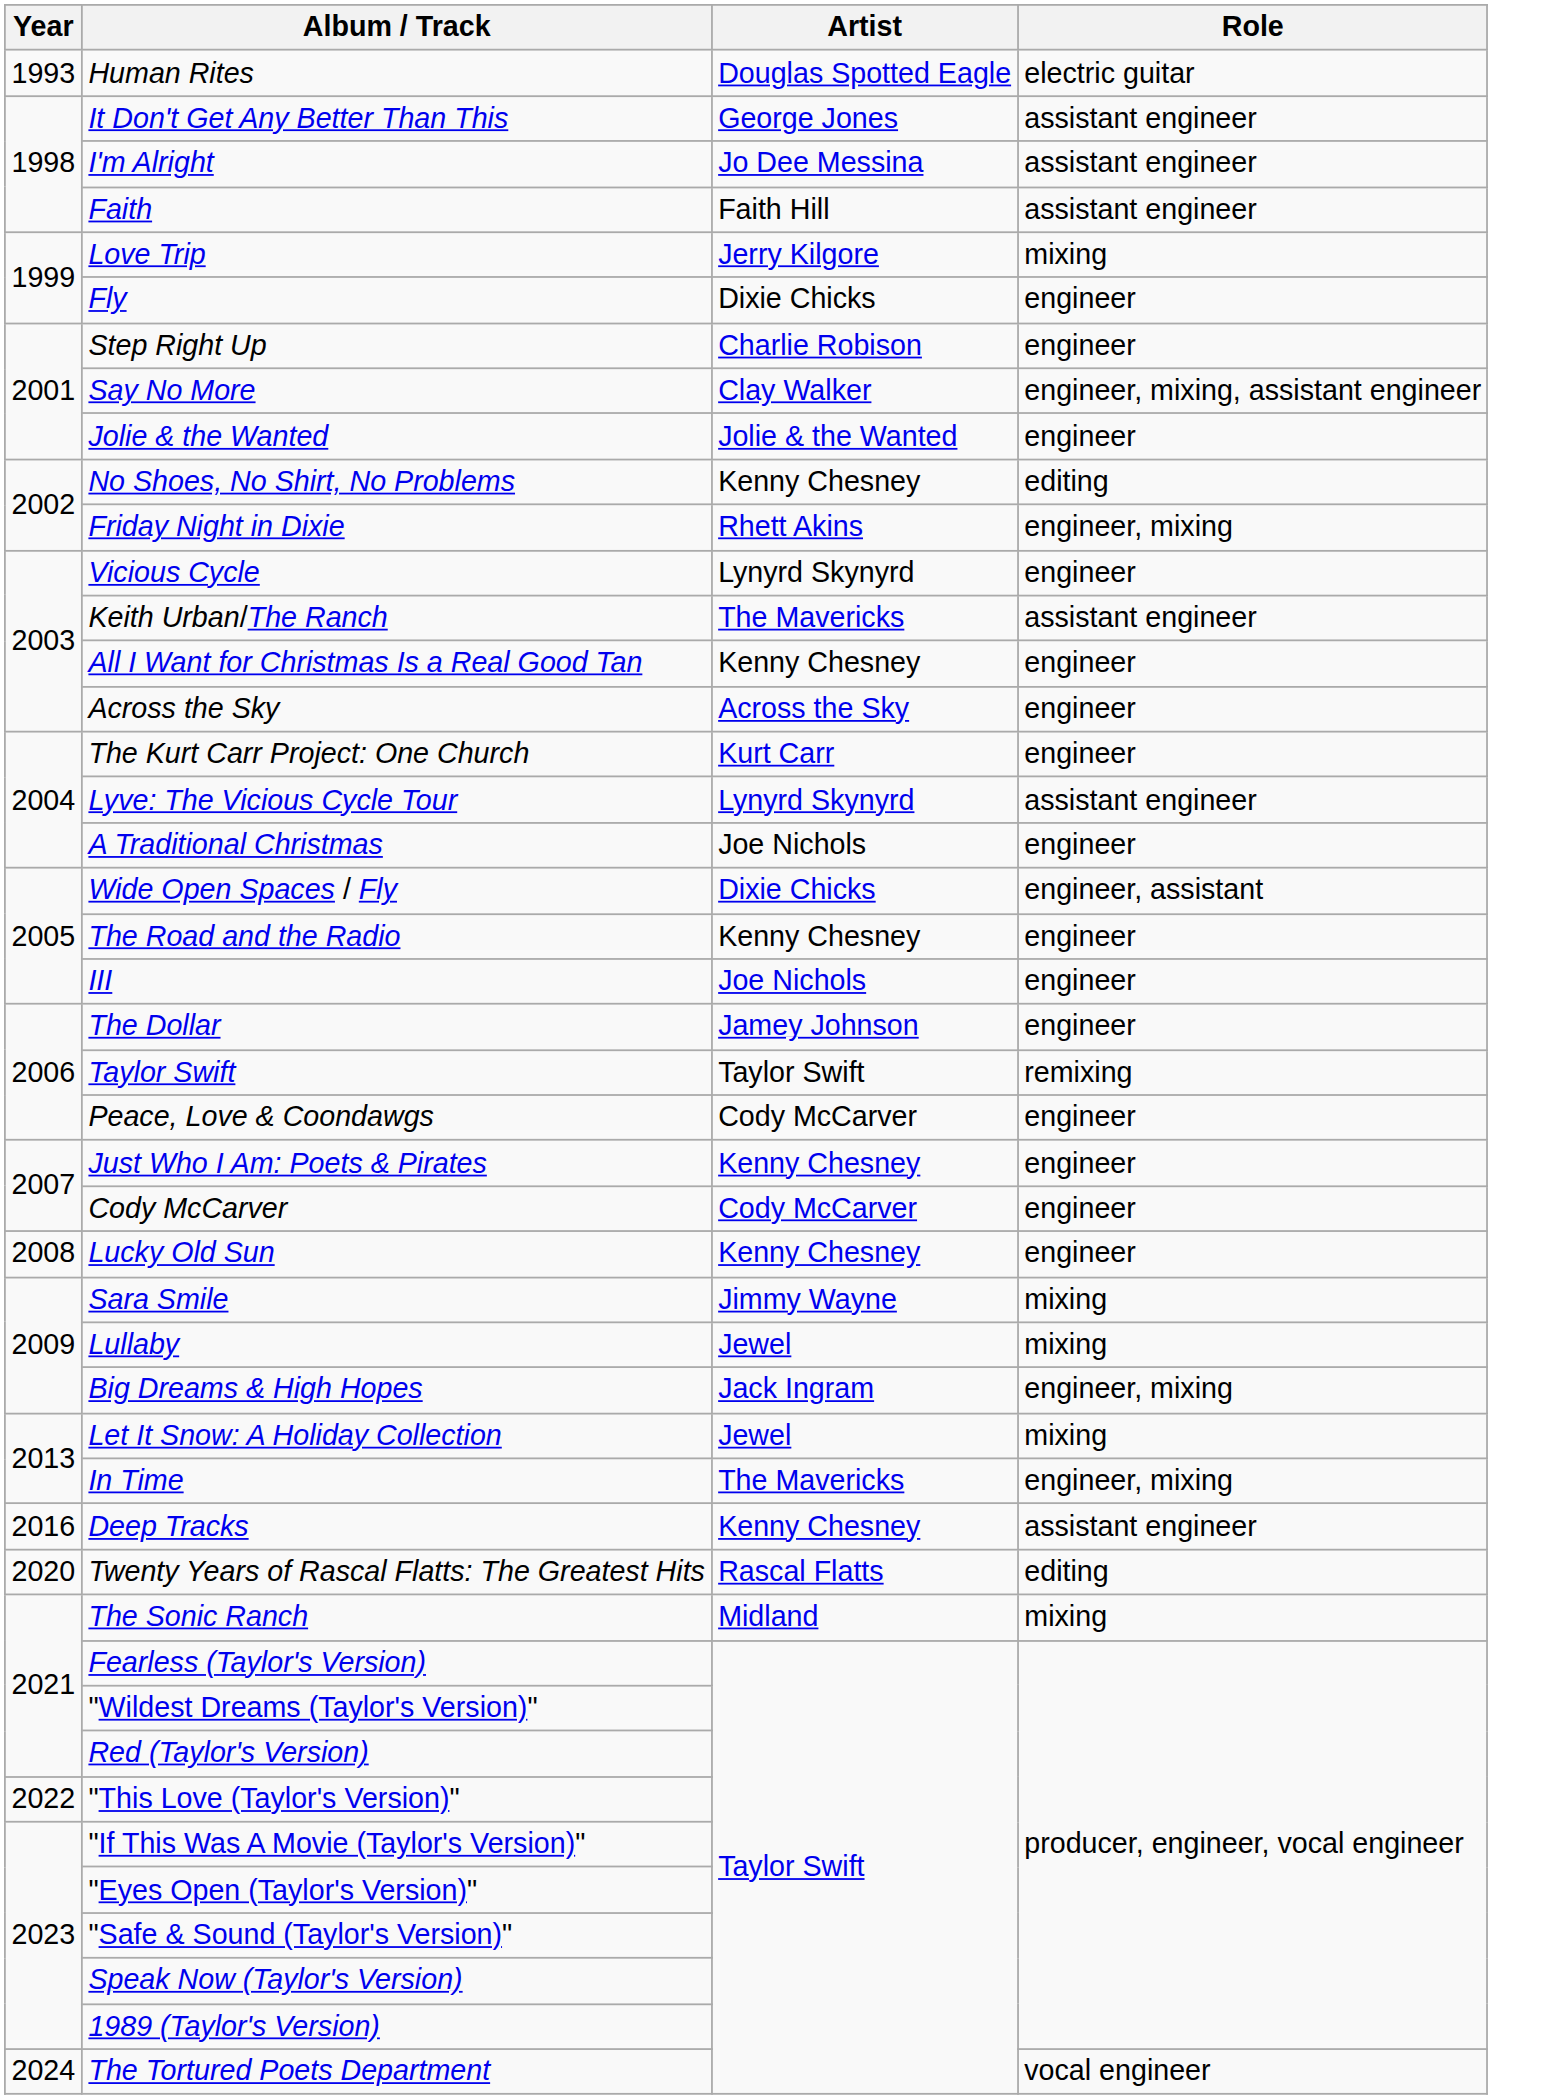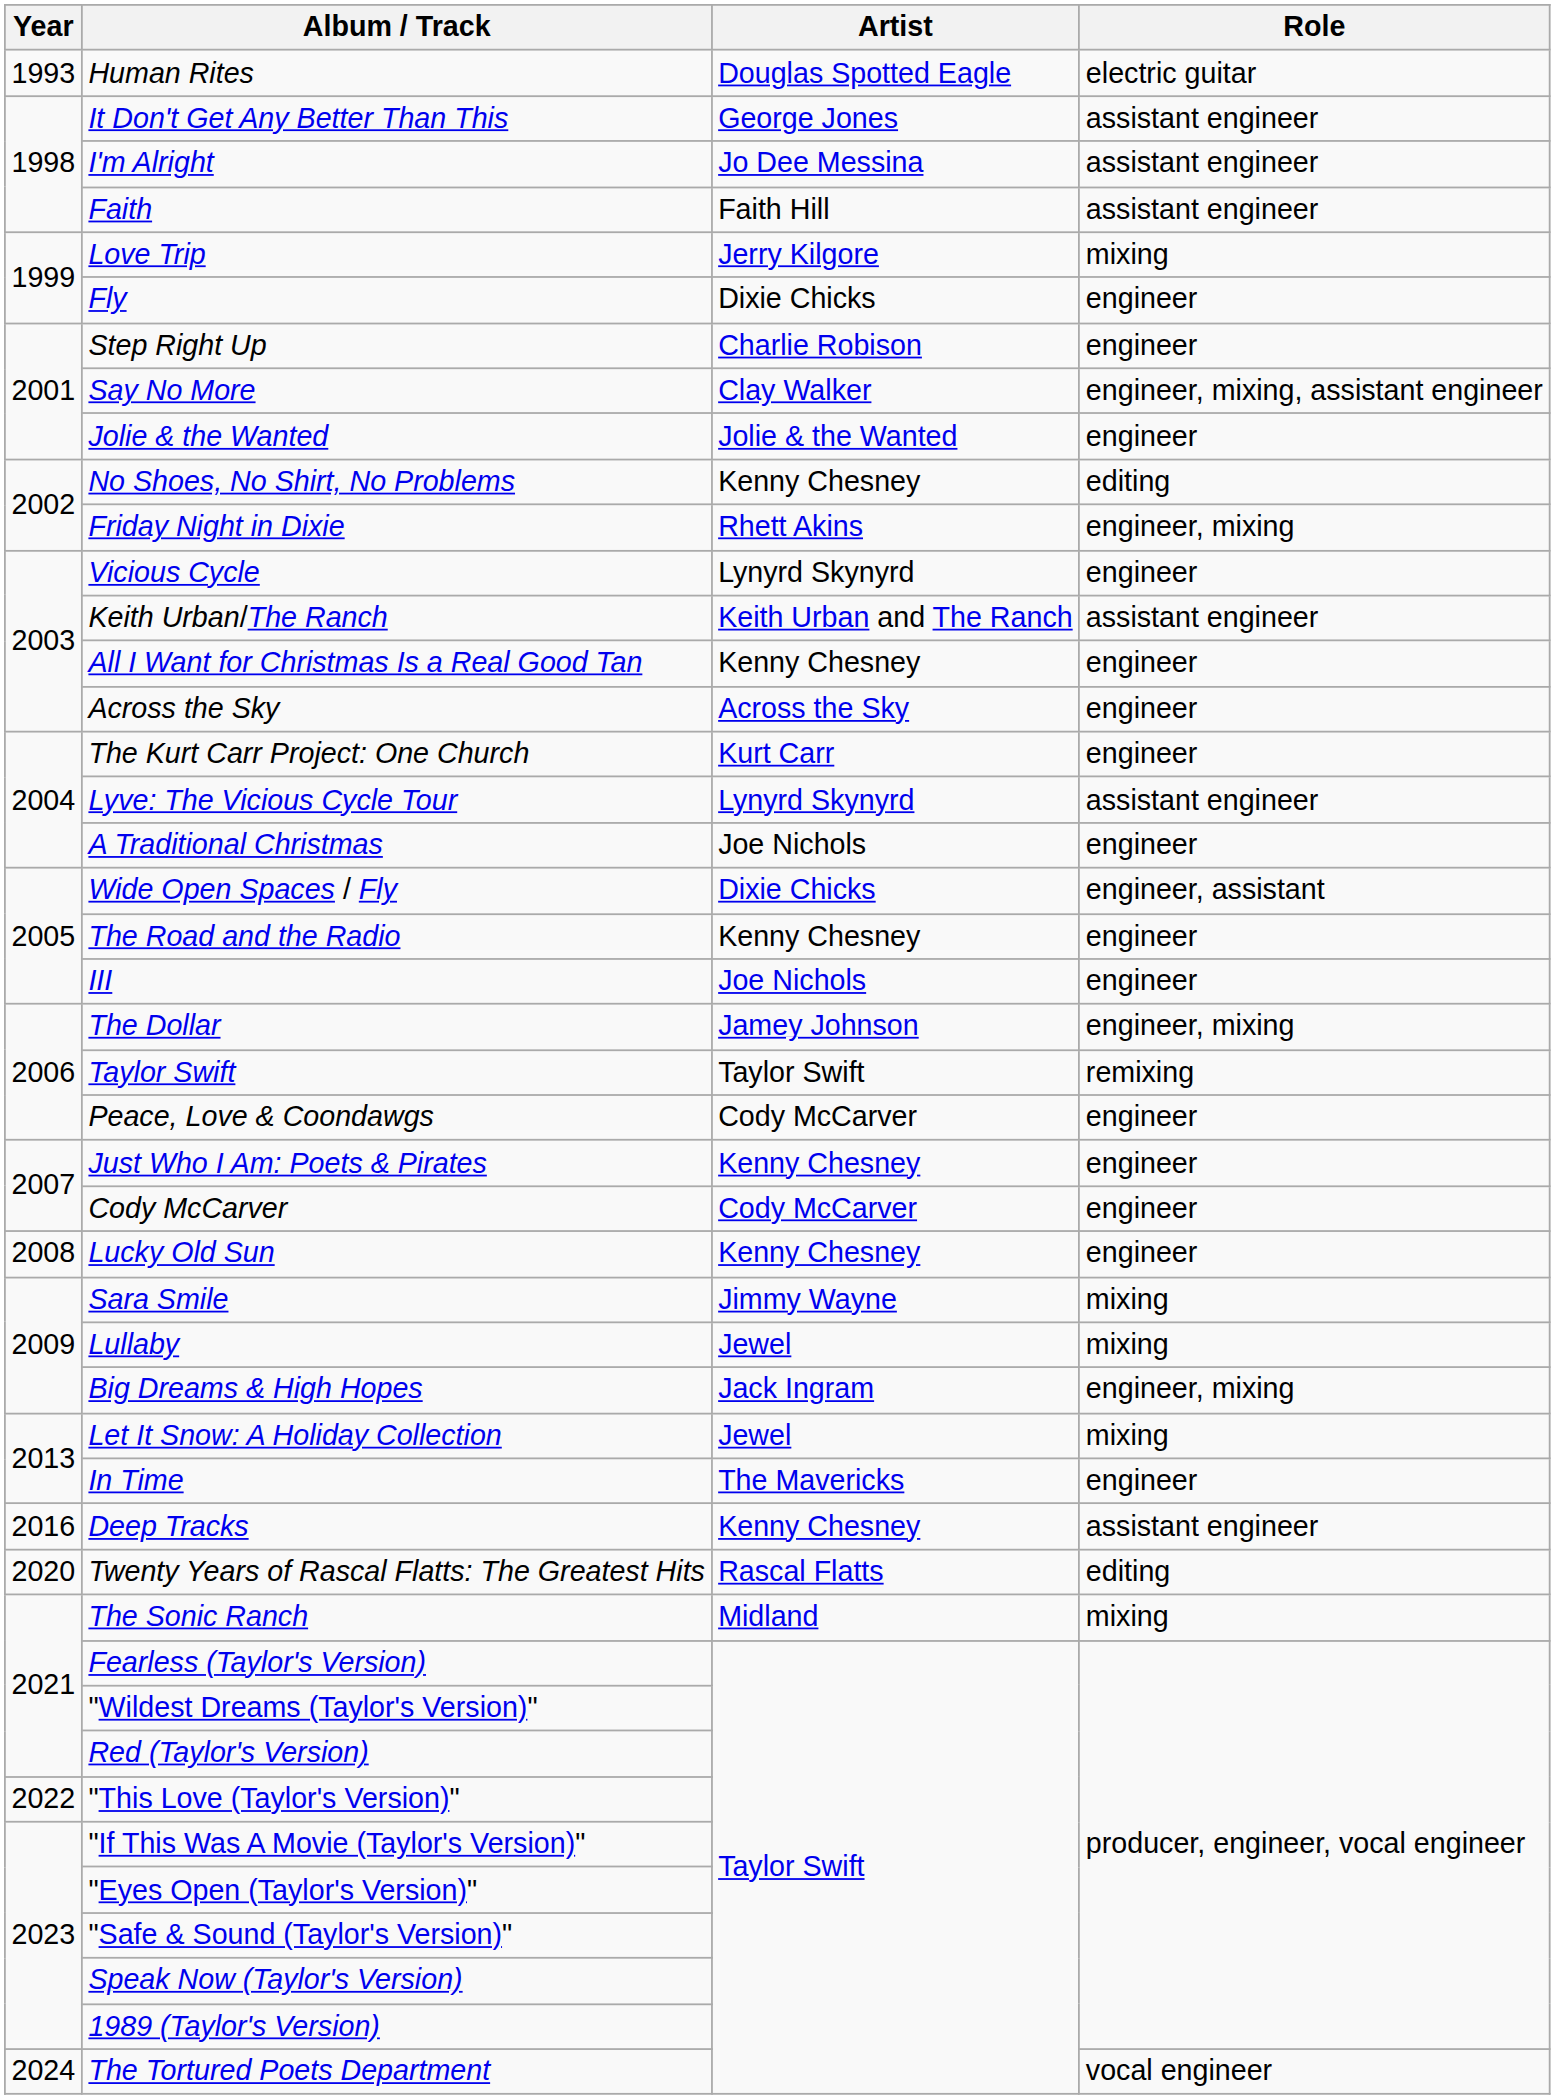(811, 617) The Mavericks -> (895, 617) Keith Urban and The Ranch
(1080, 1026) engineer -> (1190, 1026) engineer, mixing
(1129, 1480) engineer, mixing -> (1142, 1480) engineer
